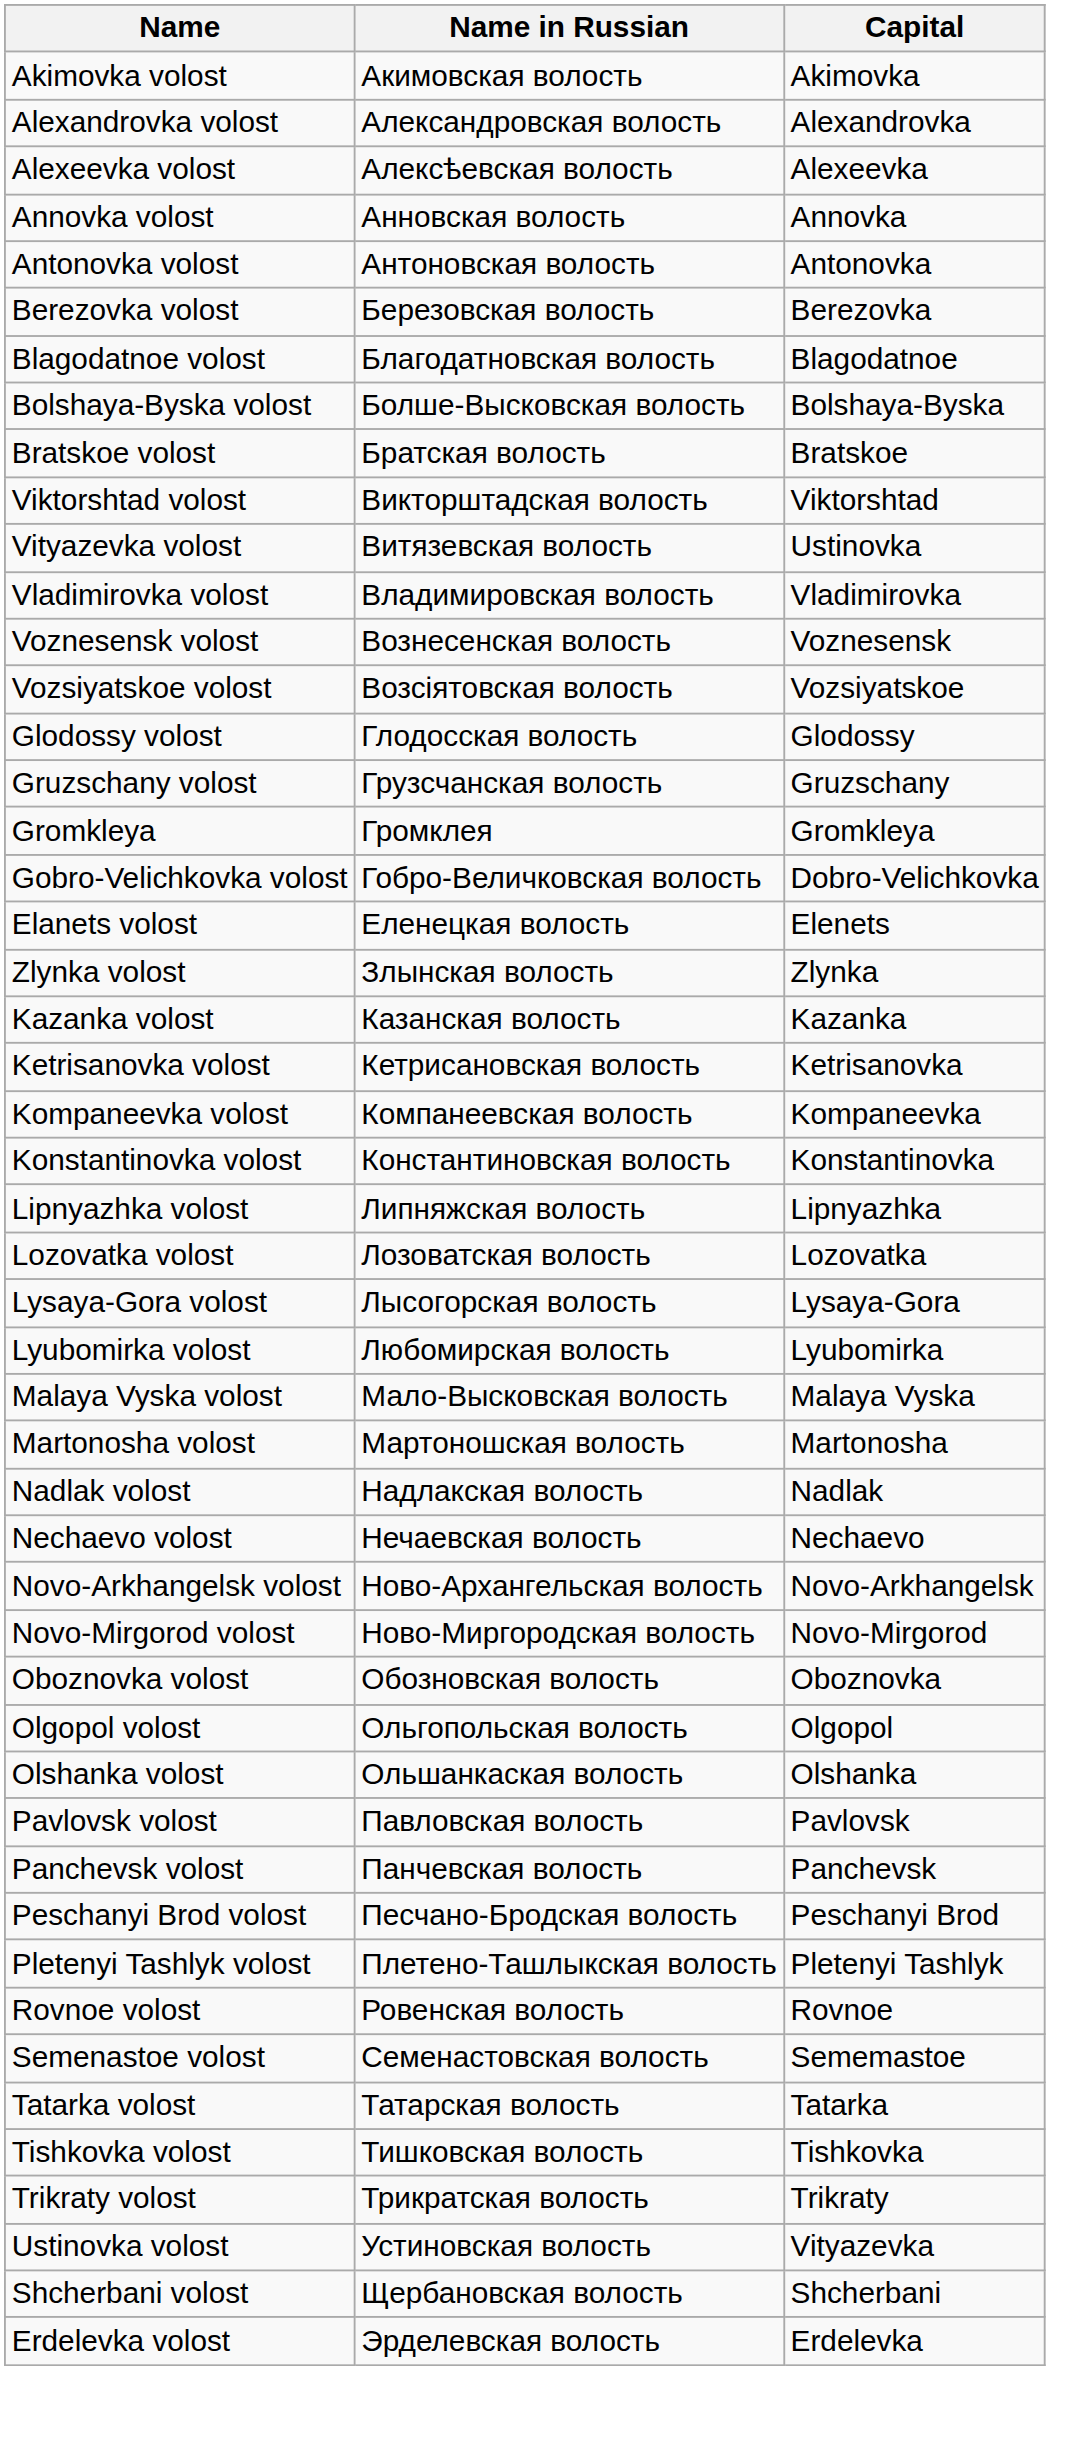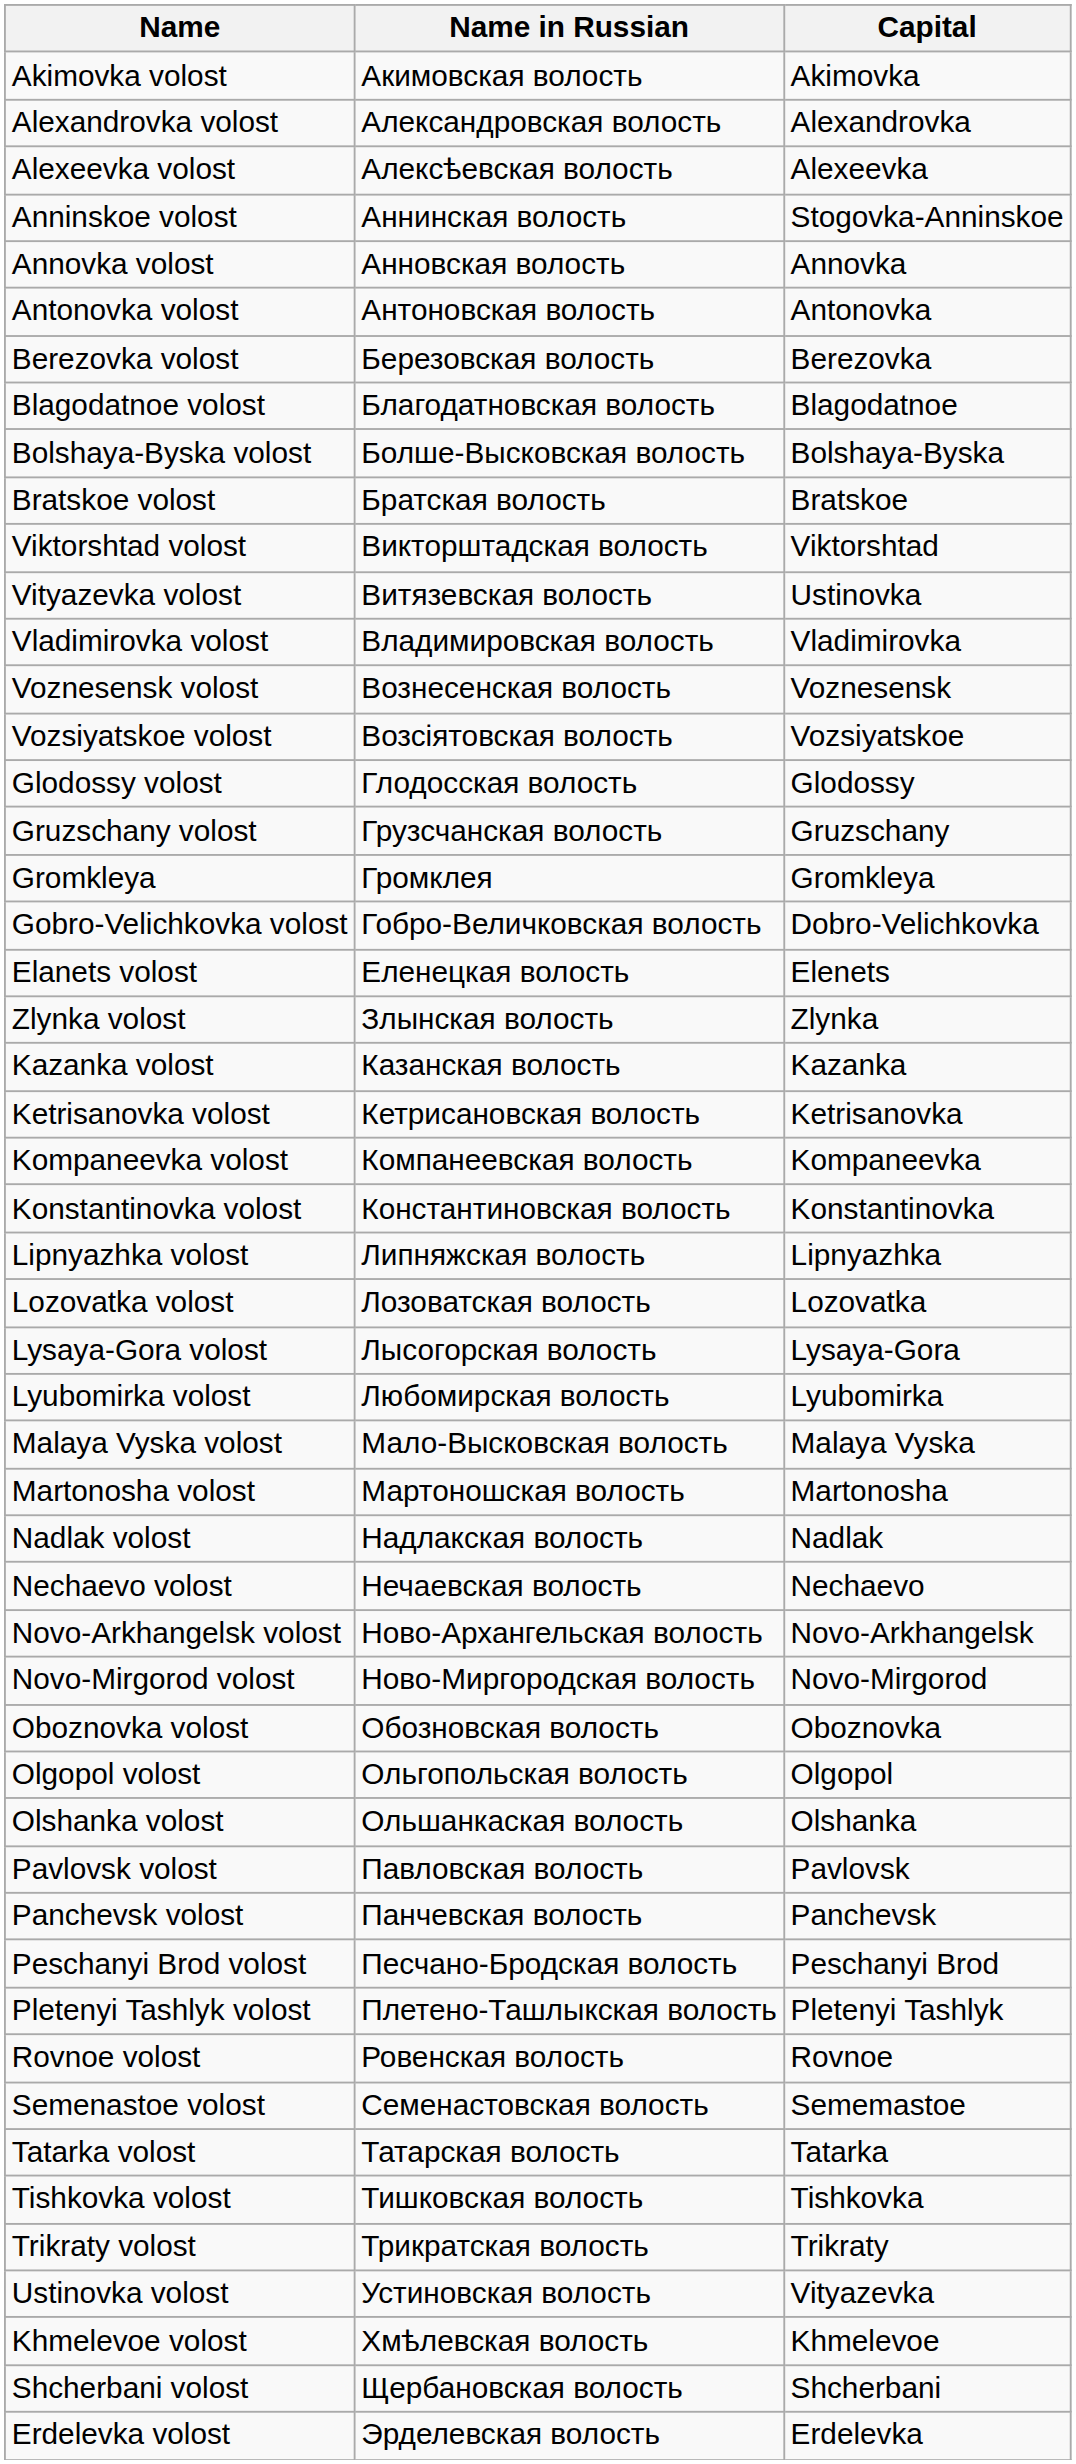+ row: (124, 216)
+ row: (129, 2340)
